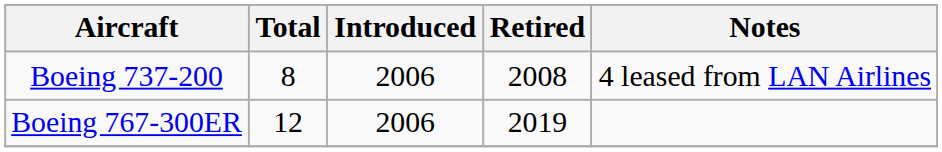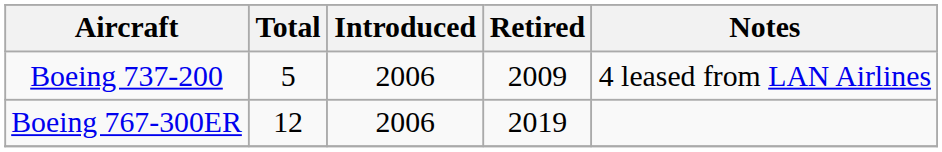(288, 75) 8 -> (288, 75) 5
(537, 75) 2008 -> (537, 75) 2009
